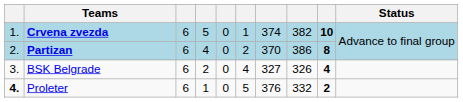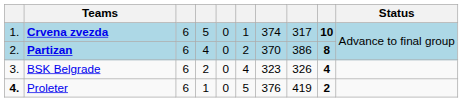(302, 32) 382 -> (302, 32) 317
(271, 69) 327 -> (271, 69) 323
(302, 87) 332 -> (302, 87) 419
